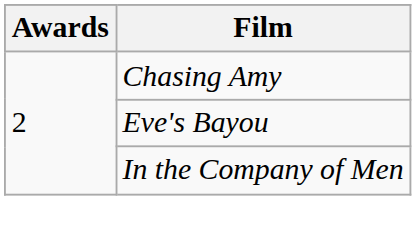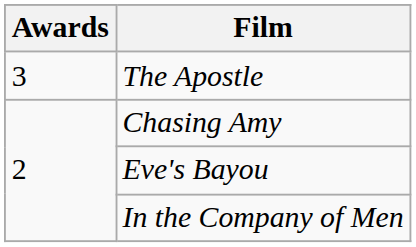+ row: (193, 75)
